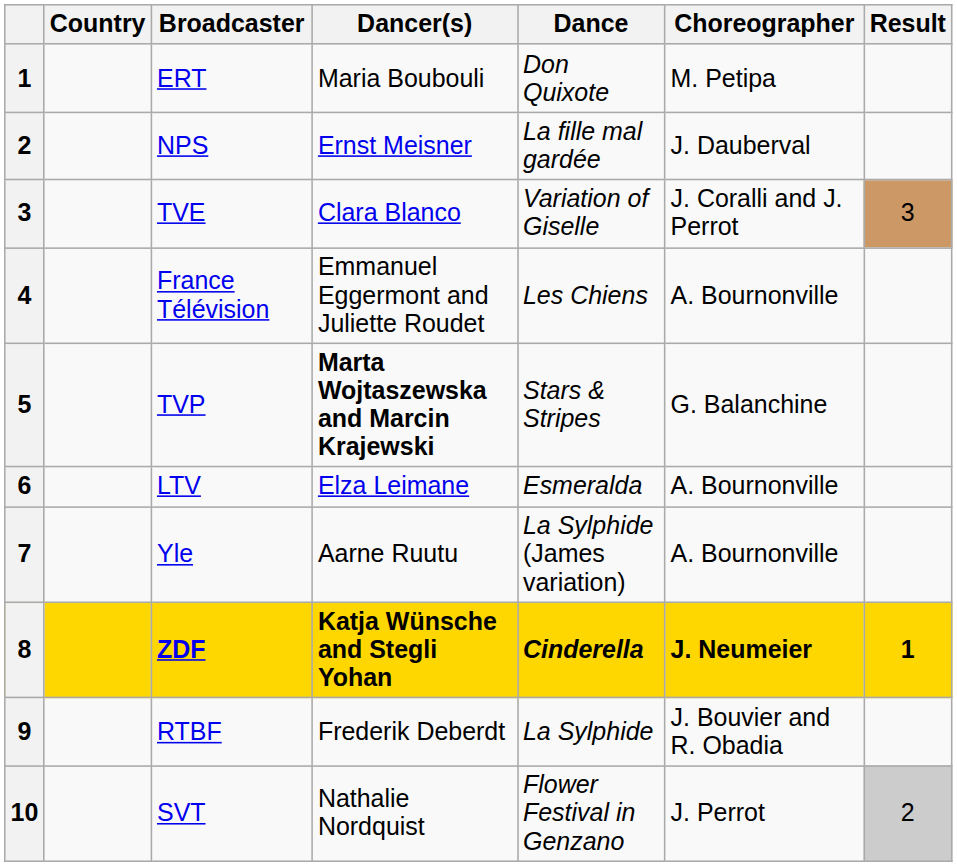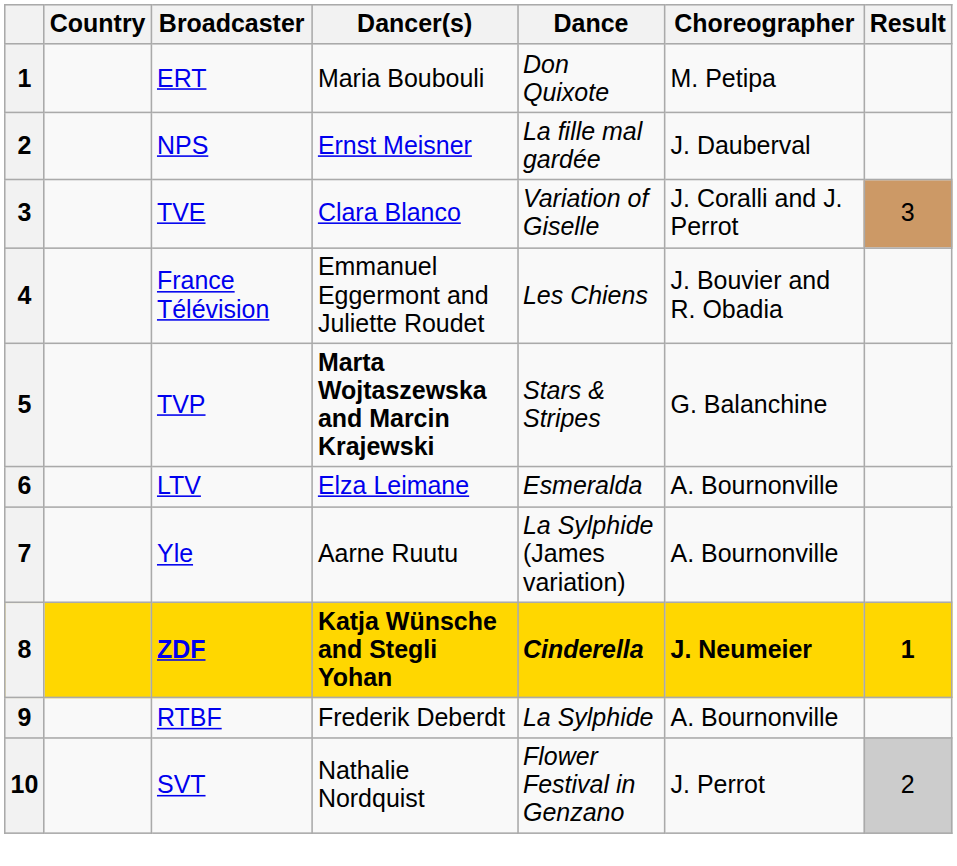(754, 294) A. Bournonville -> (750, 294) J. Bouvier and R. Obadia
(750, 731) J. Bouvier and R. Obadia -> (754, 717) A. Bournonville
